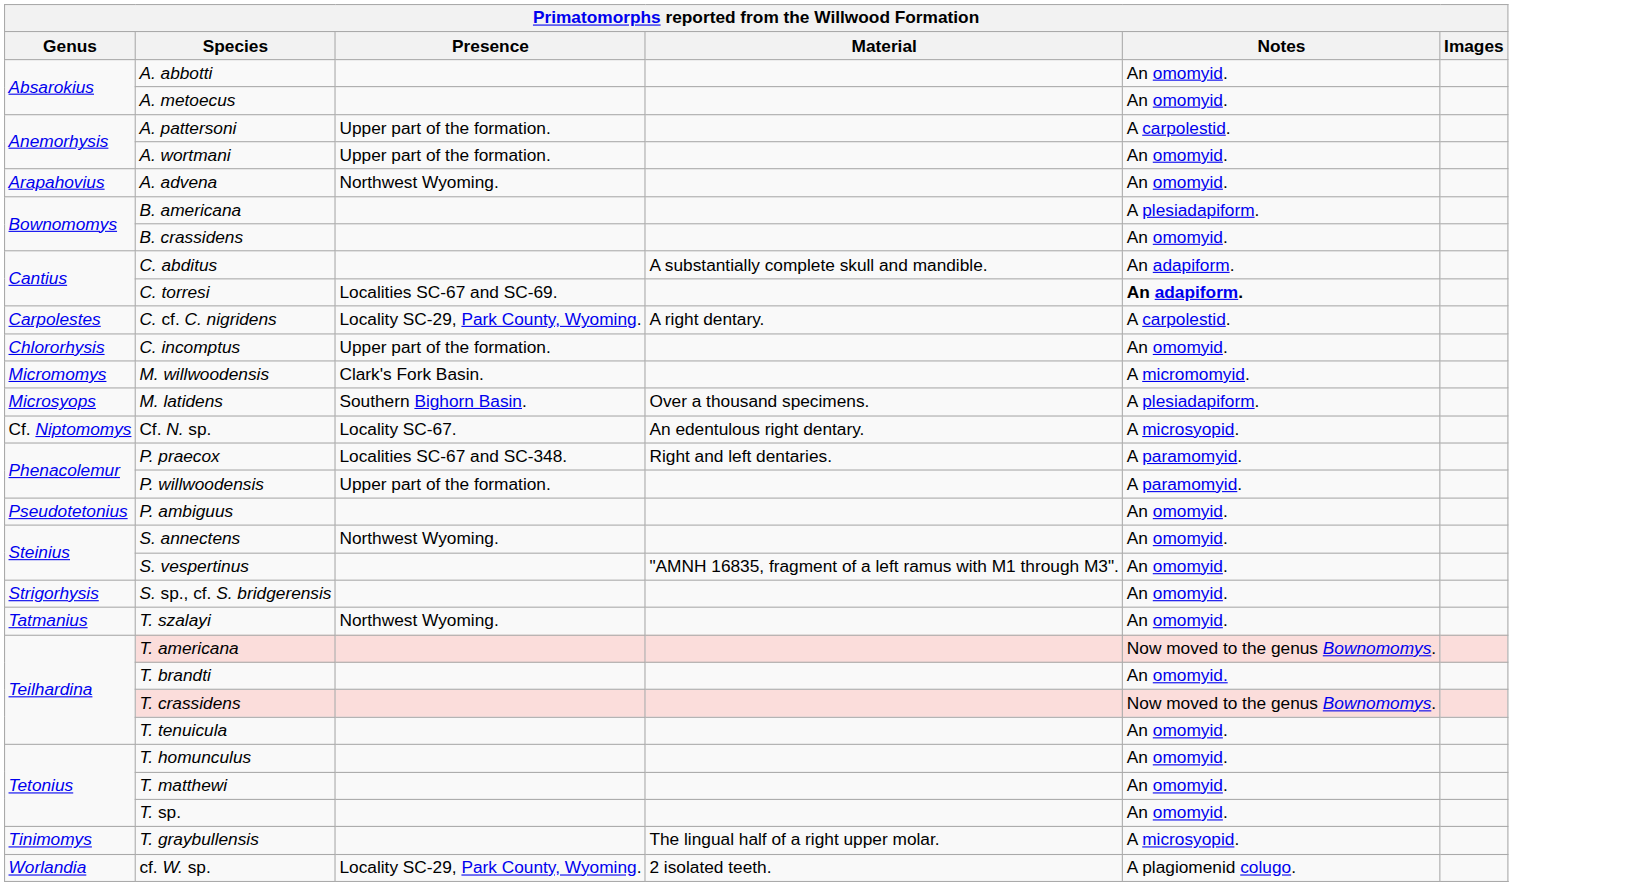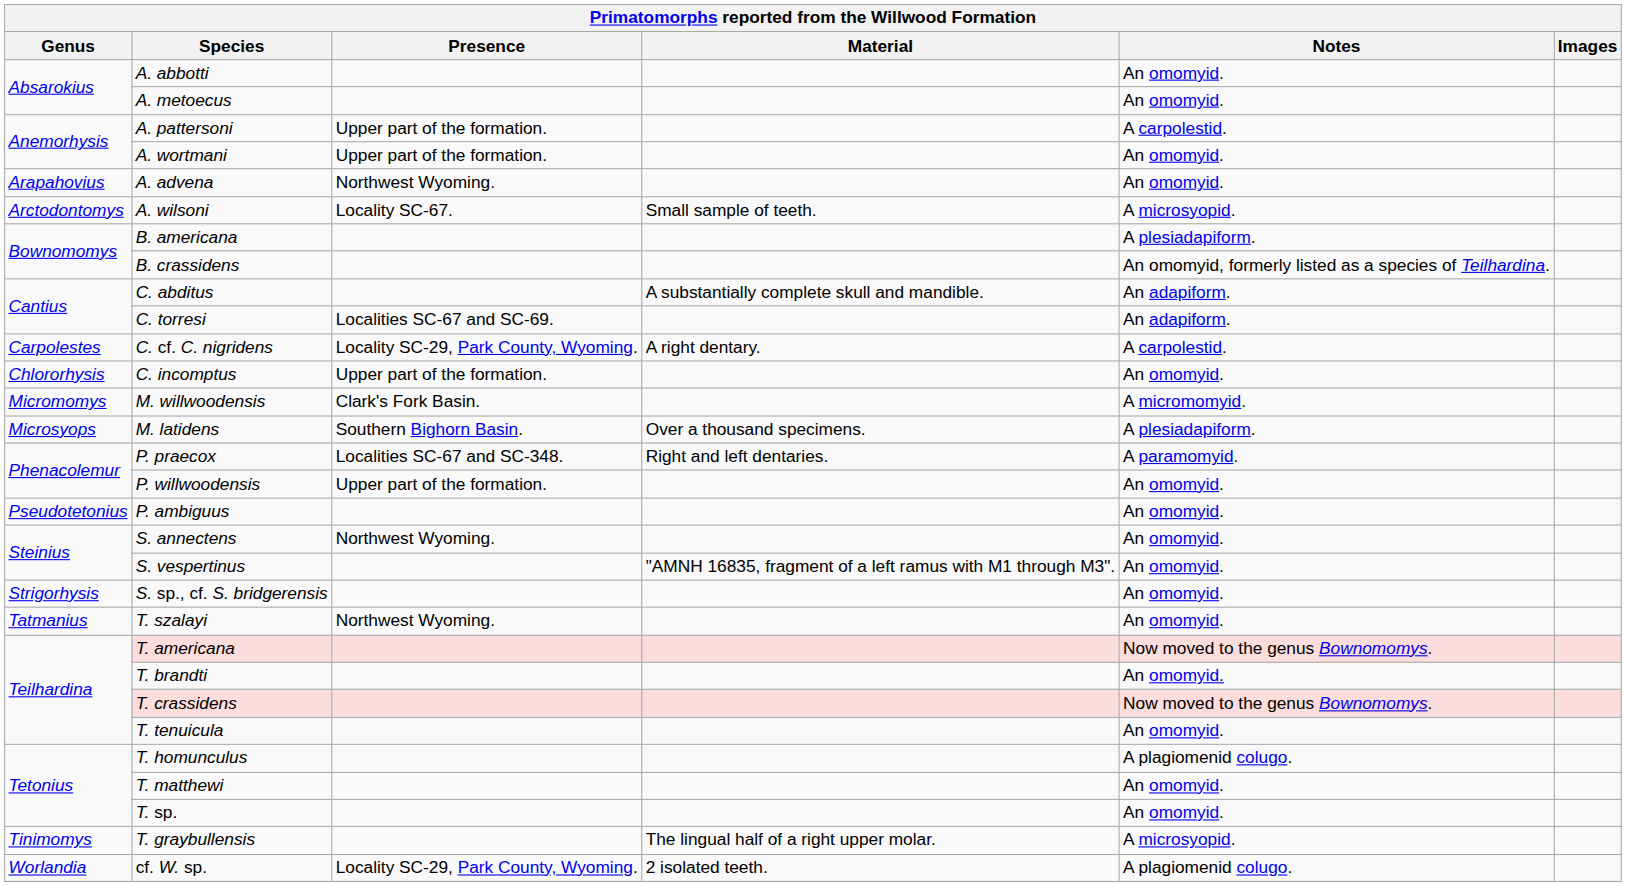+ row: (172, 210)
(1177, 237) An omomyid. -> (1336, 264) An omomyid, formerly listed as a species of Teilhardina.
(1185, 292) bold -> (1177, 319) normal
- row: (175, 429)
(1184, 484) A paramomyid. -> (1174, 484) An omomyid.
(1177, 758) An omomyid. -> (1208, 758) A plagiomenid colugo.
